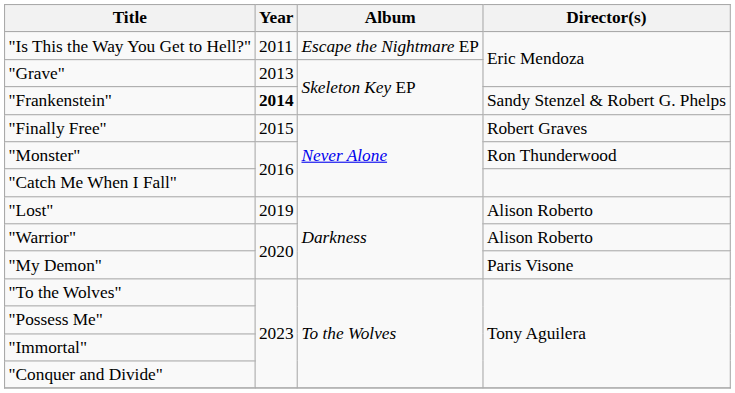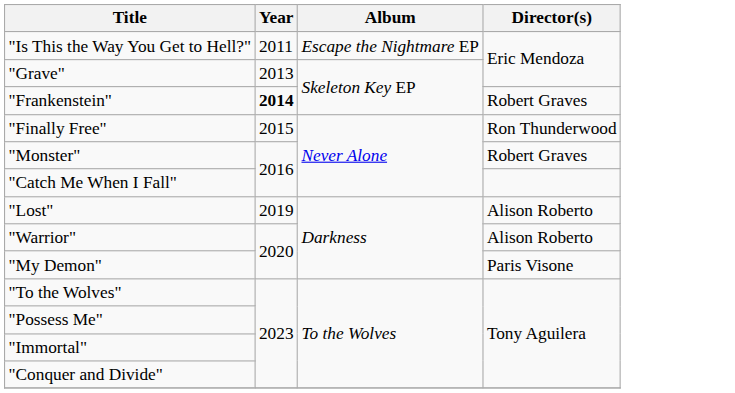(606, 100) Sandy Stenzel & Robert G. Phelps -> (537, 100) Robert Graves
(537, 127) Robert Graves -> (552, 127) Ron Thunderwood
(552, 155) Ron Thunderwood -> (537, 155) Robert Graves
